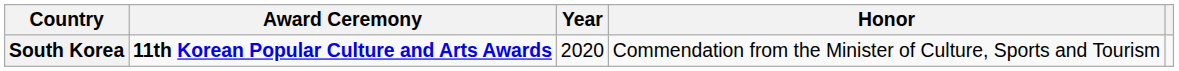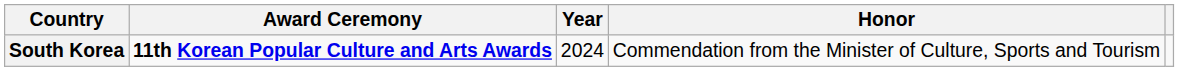(582, 50) 2020 -> (582, 50) 2024
